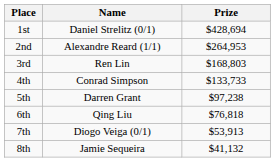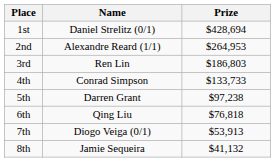(226, 64) $168,803 -> (226, 64) $186,803
